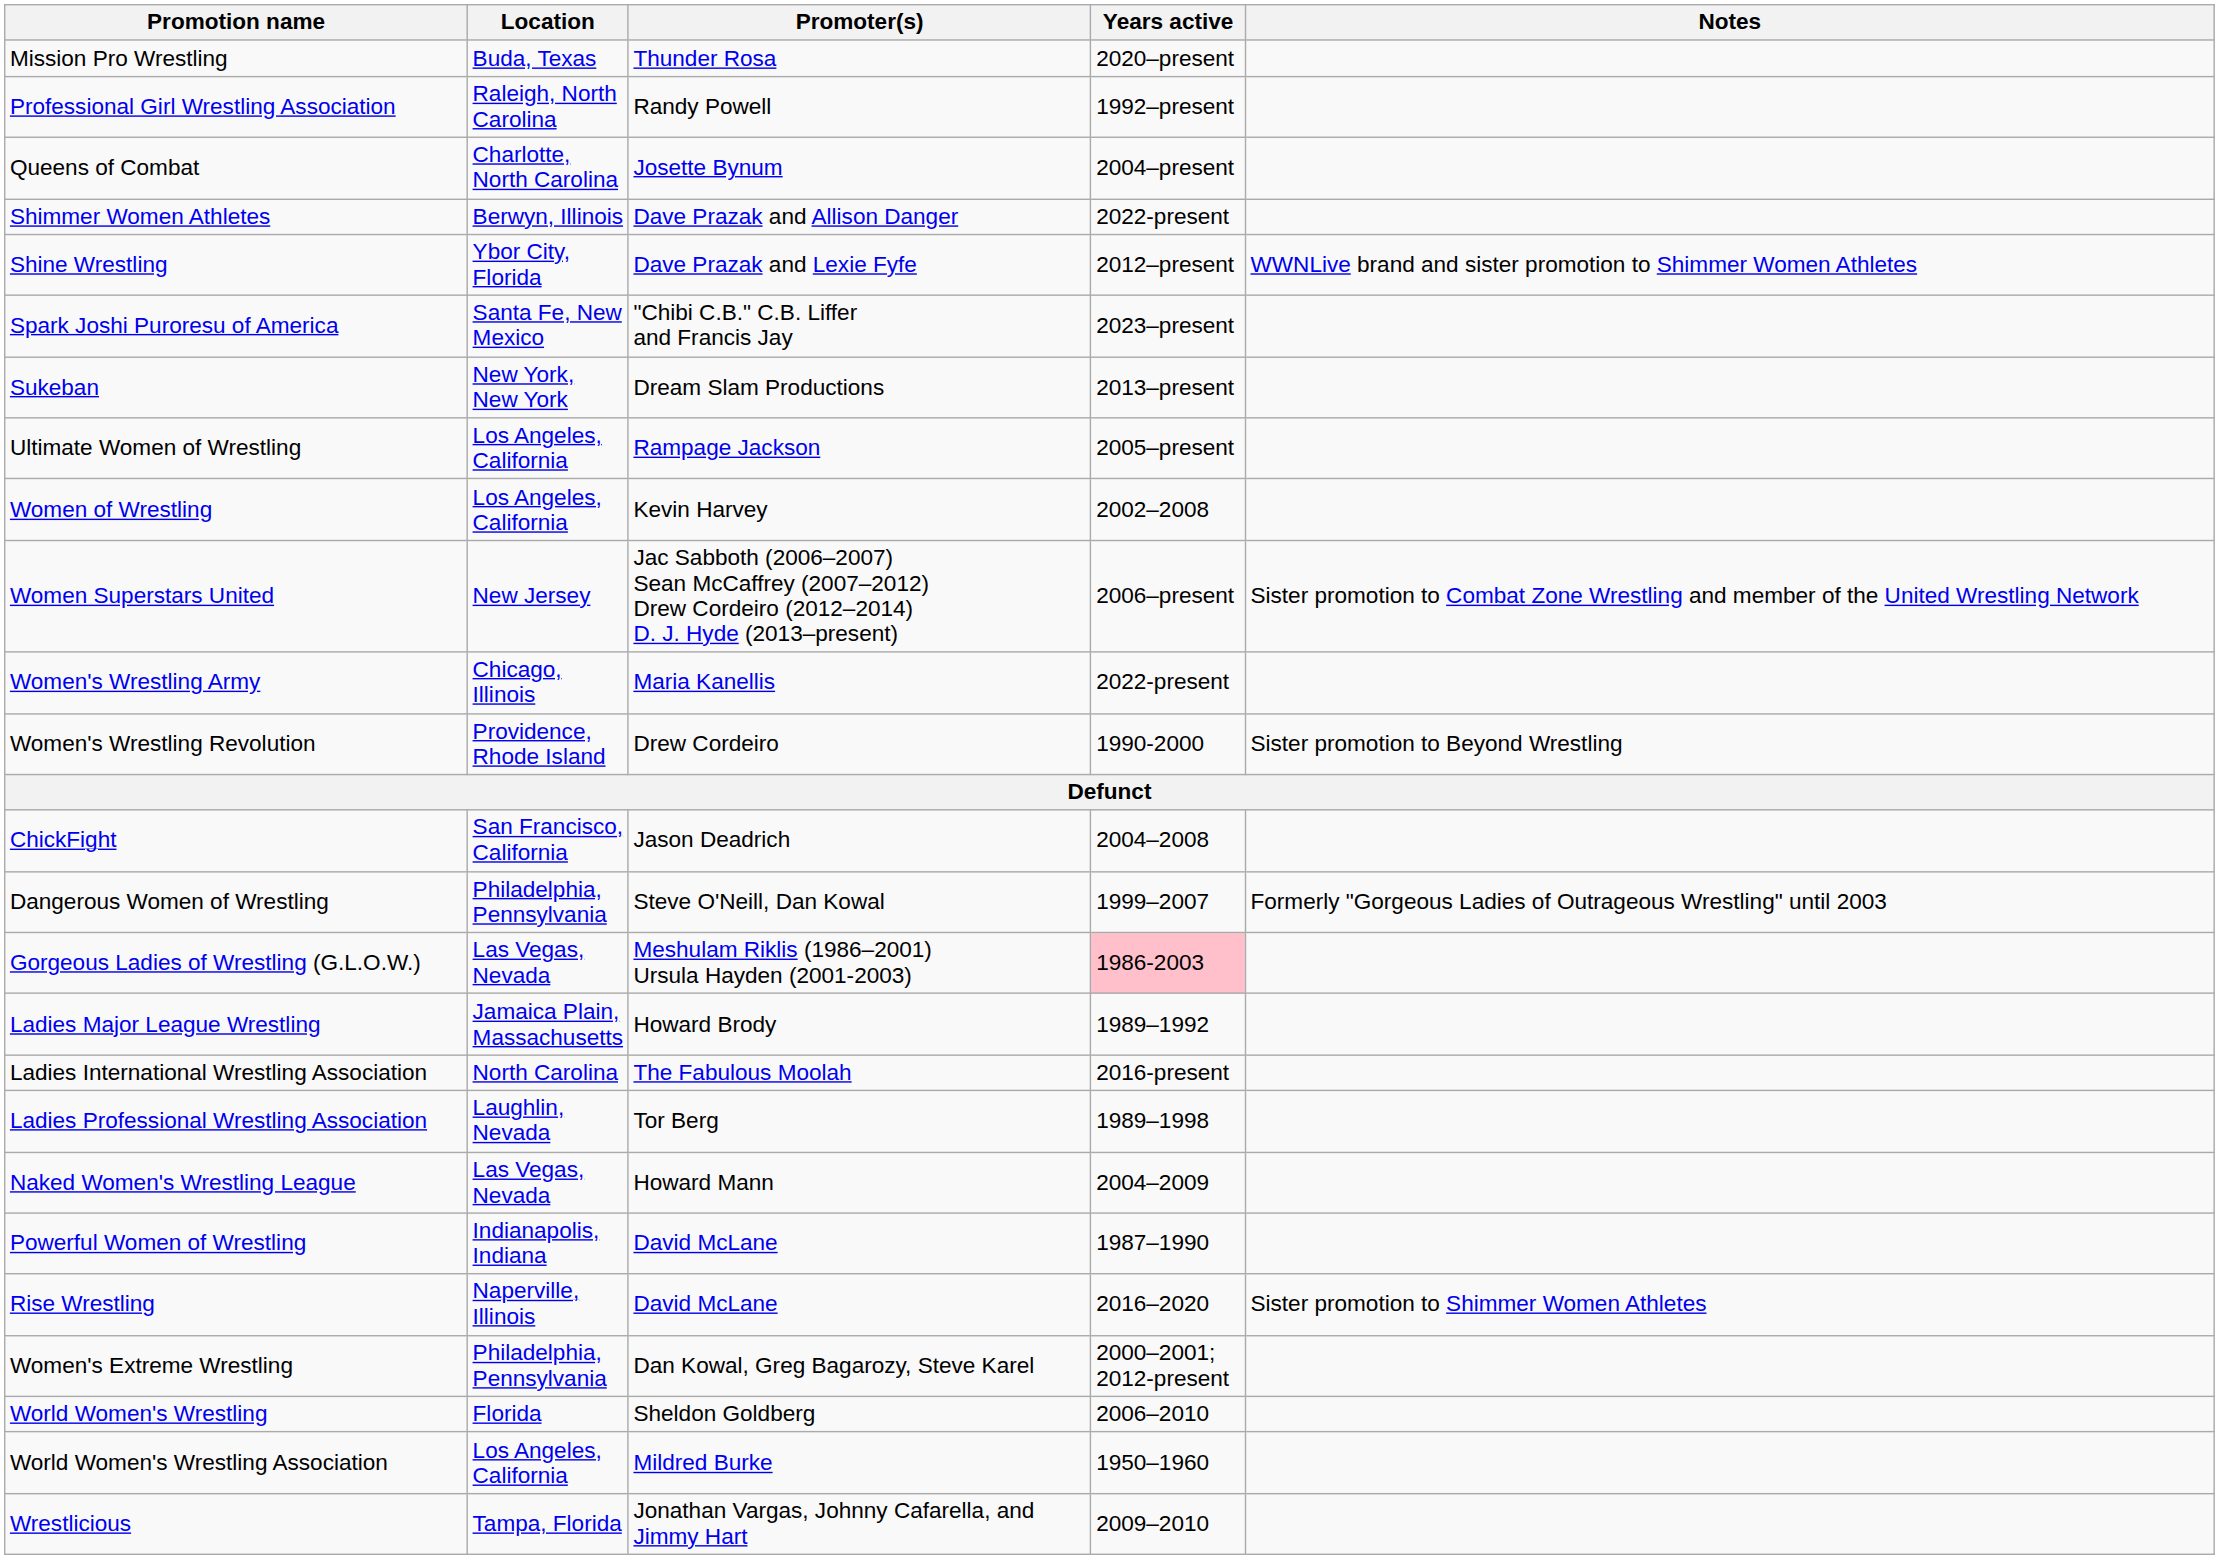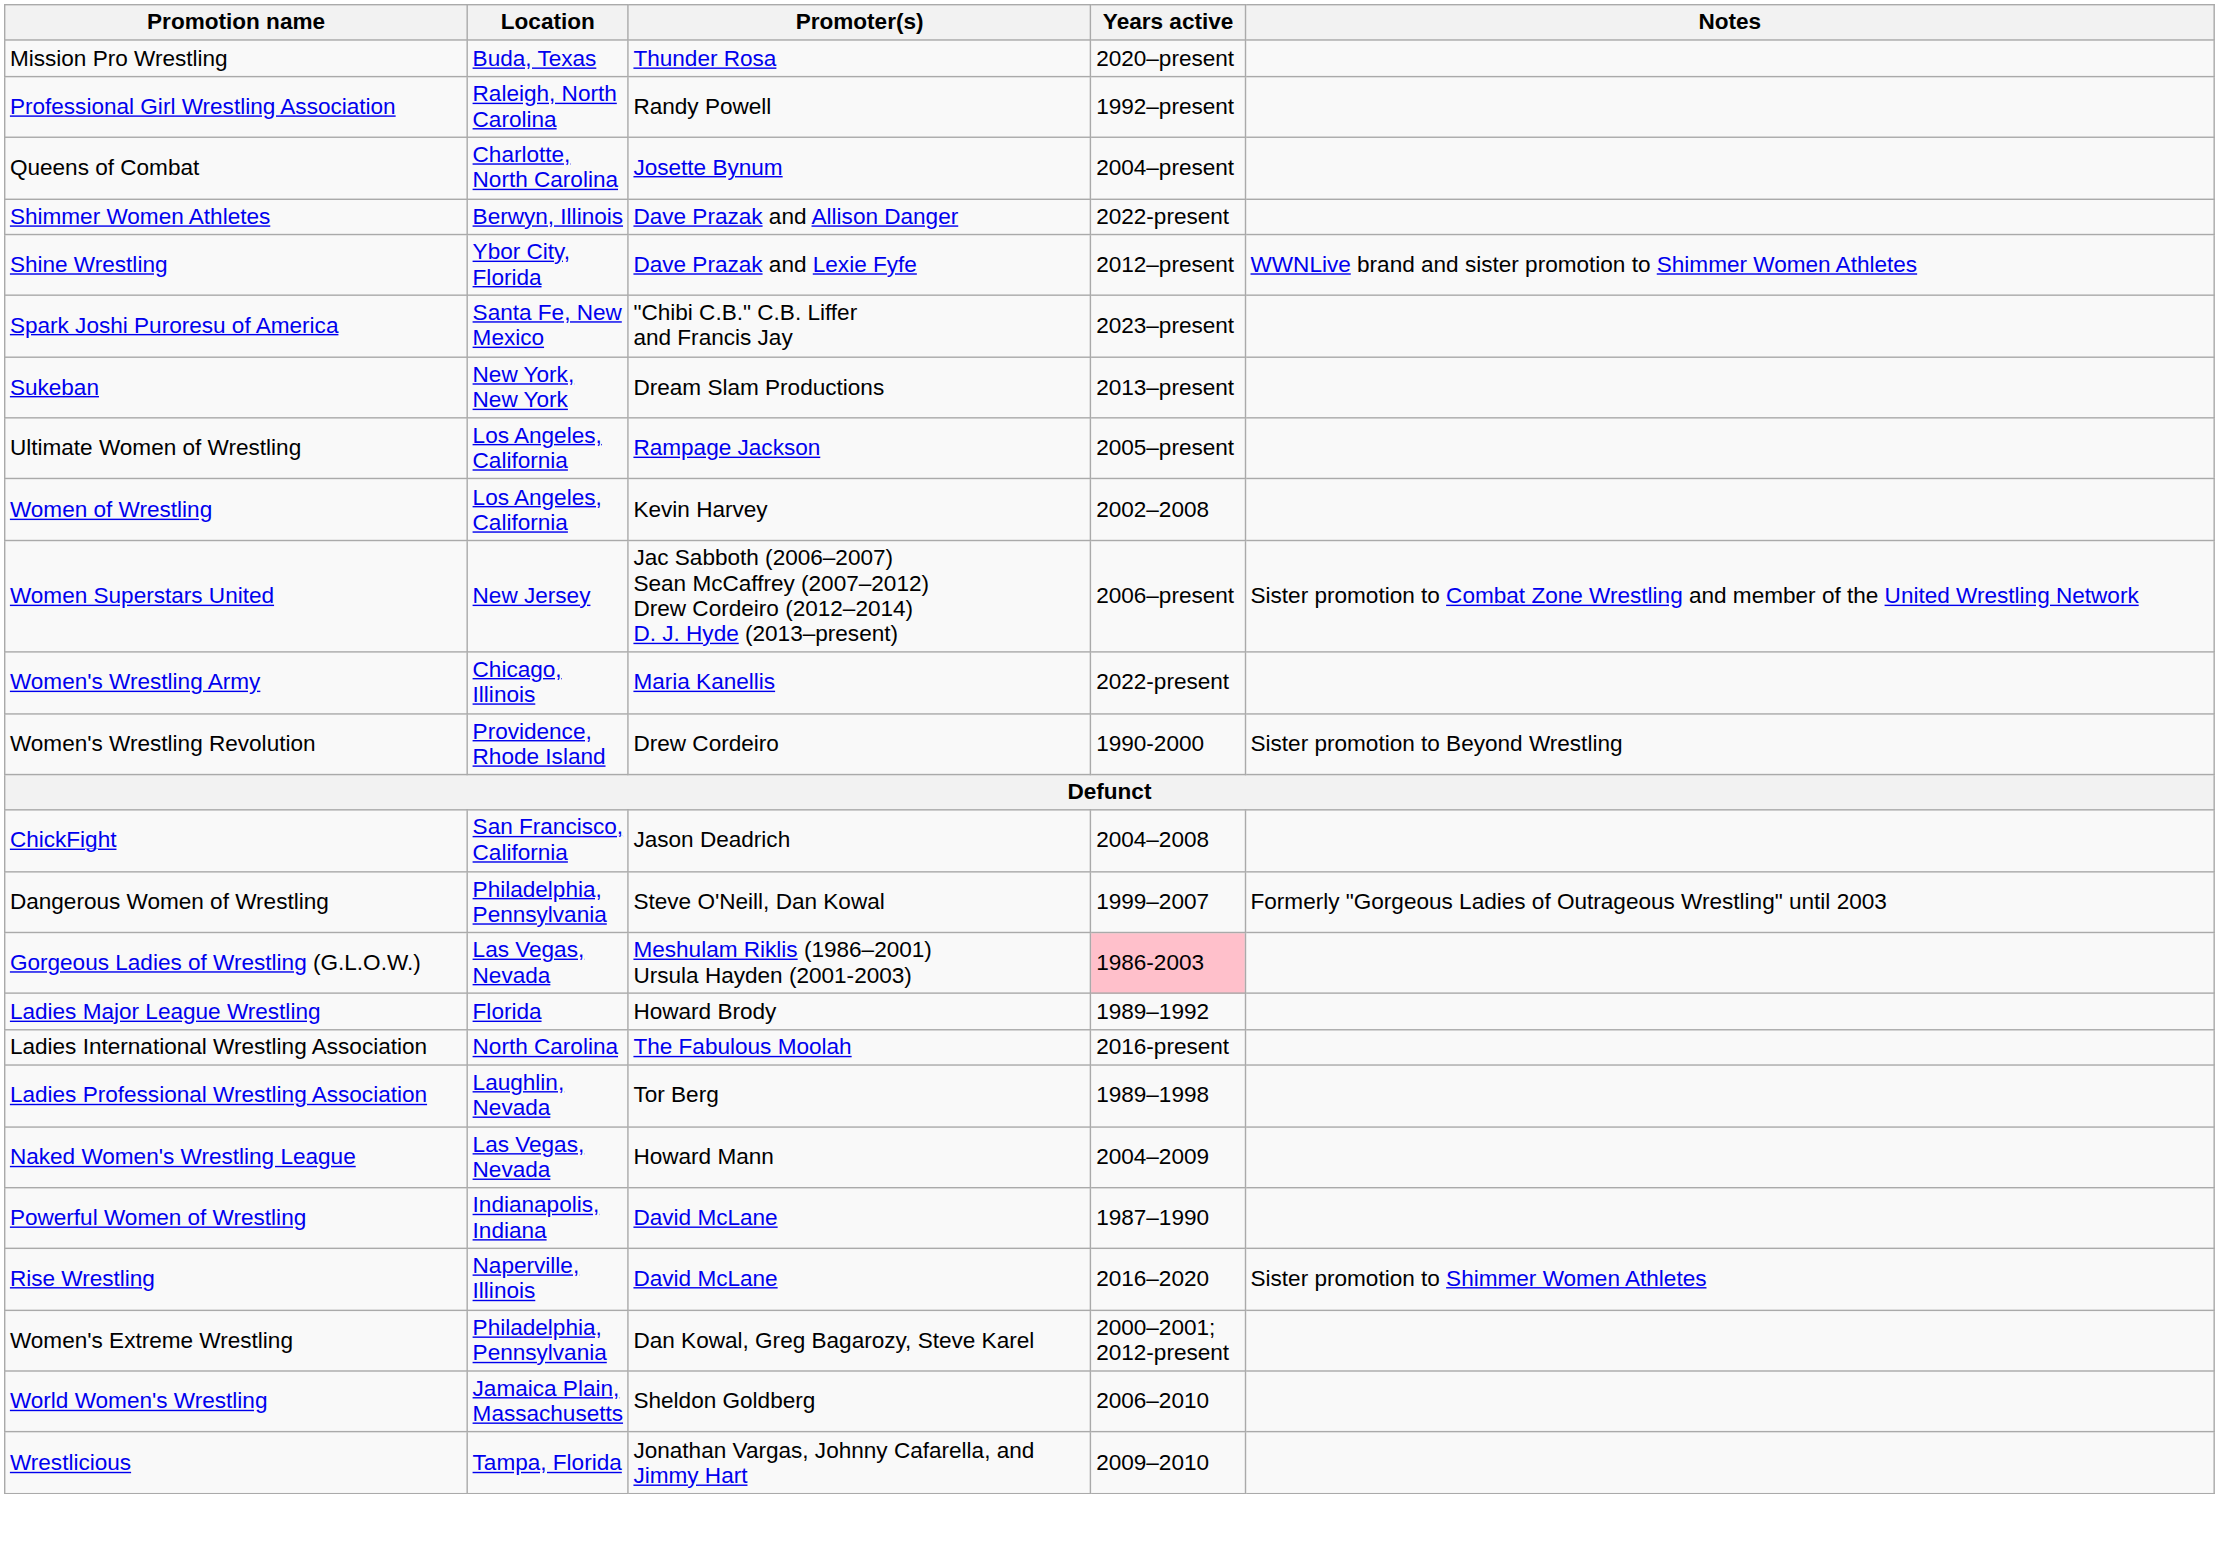(548, 1024) Jamaica Plain, Massachusetts -> (507, 1011) Florida
(507, 1414) Florida -> (548, 1401) Jamaica Plain, Massachusetts
- row: (199, 1462)
